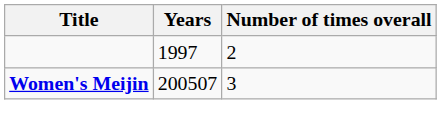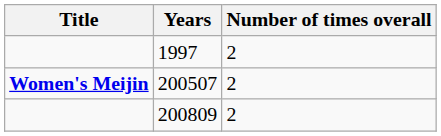(231, 83) 3 -> (231, 83) 2
+ row: (188, 114)
